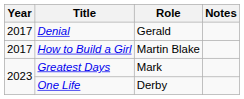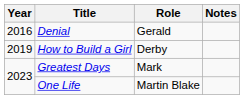(20, 31) 2017 -> (20, 31) 2016
(20, 49) 2017 -> (20, 49) 2019
(168, 49) Martin Blake -> (152, 49) Derby
(152, 85) Derby -> (168, 85) Martin Blake
